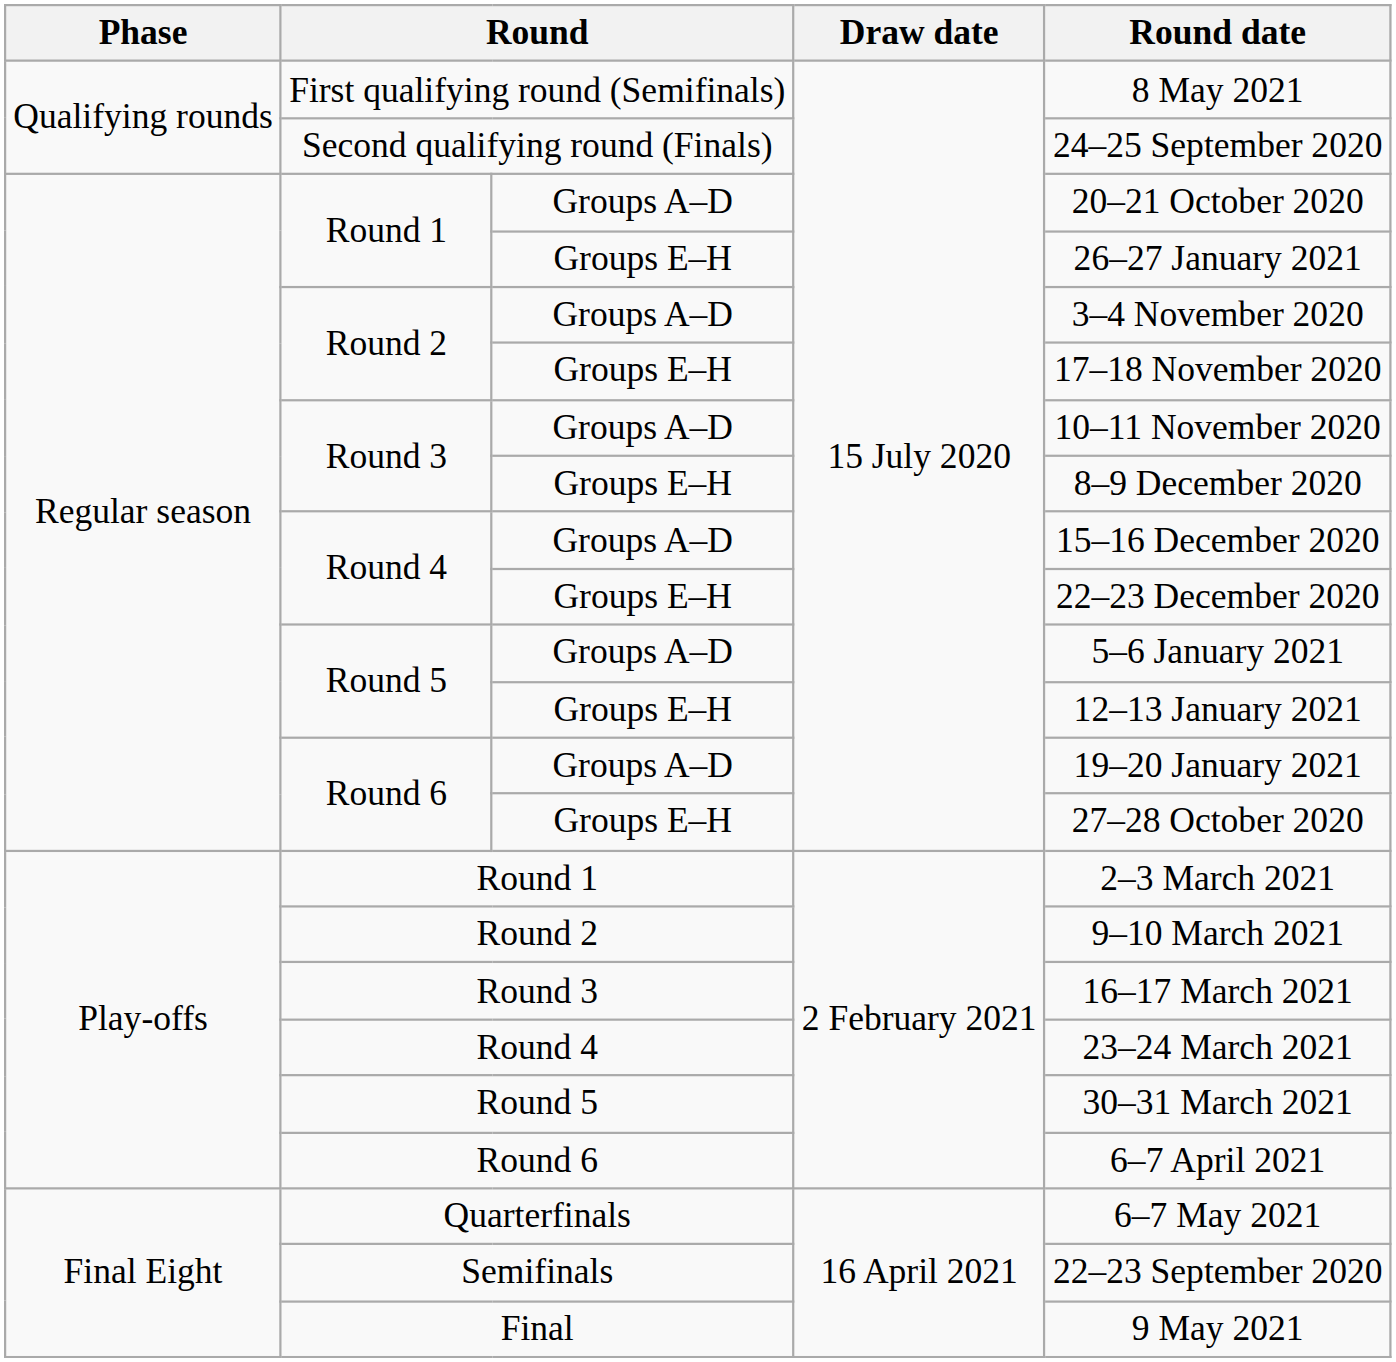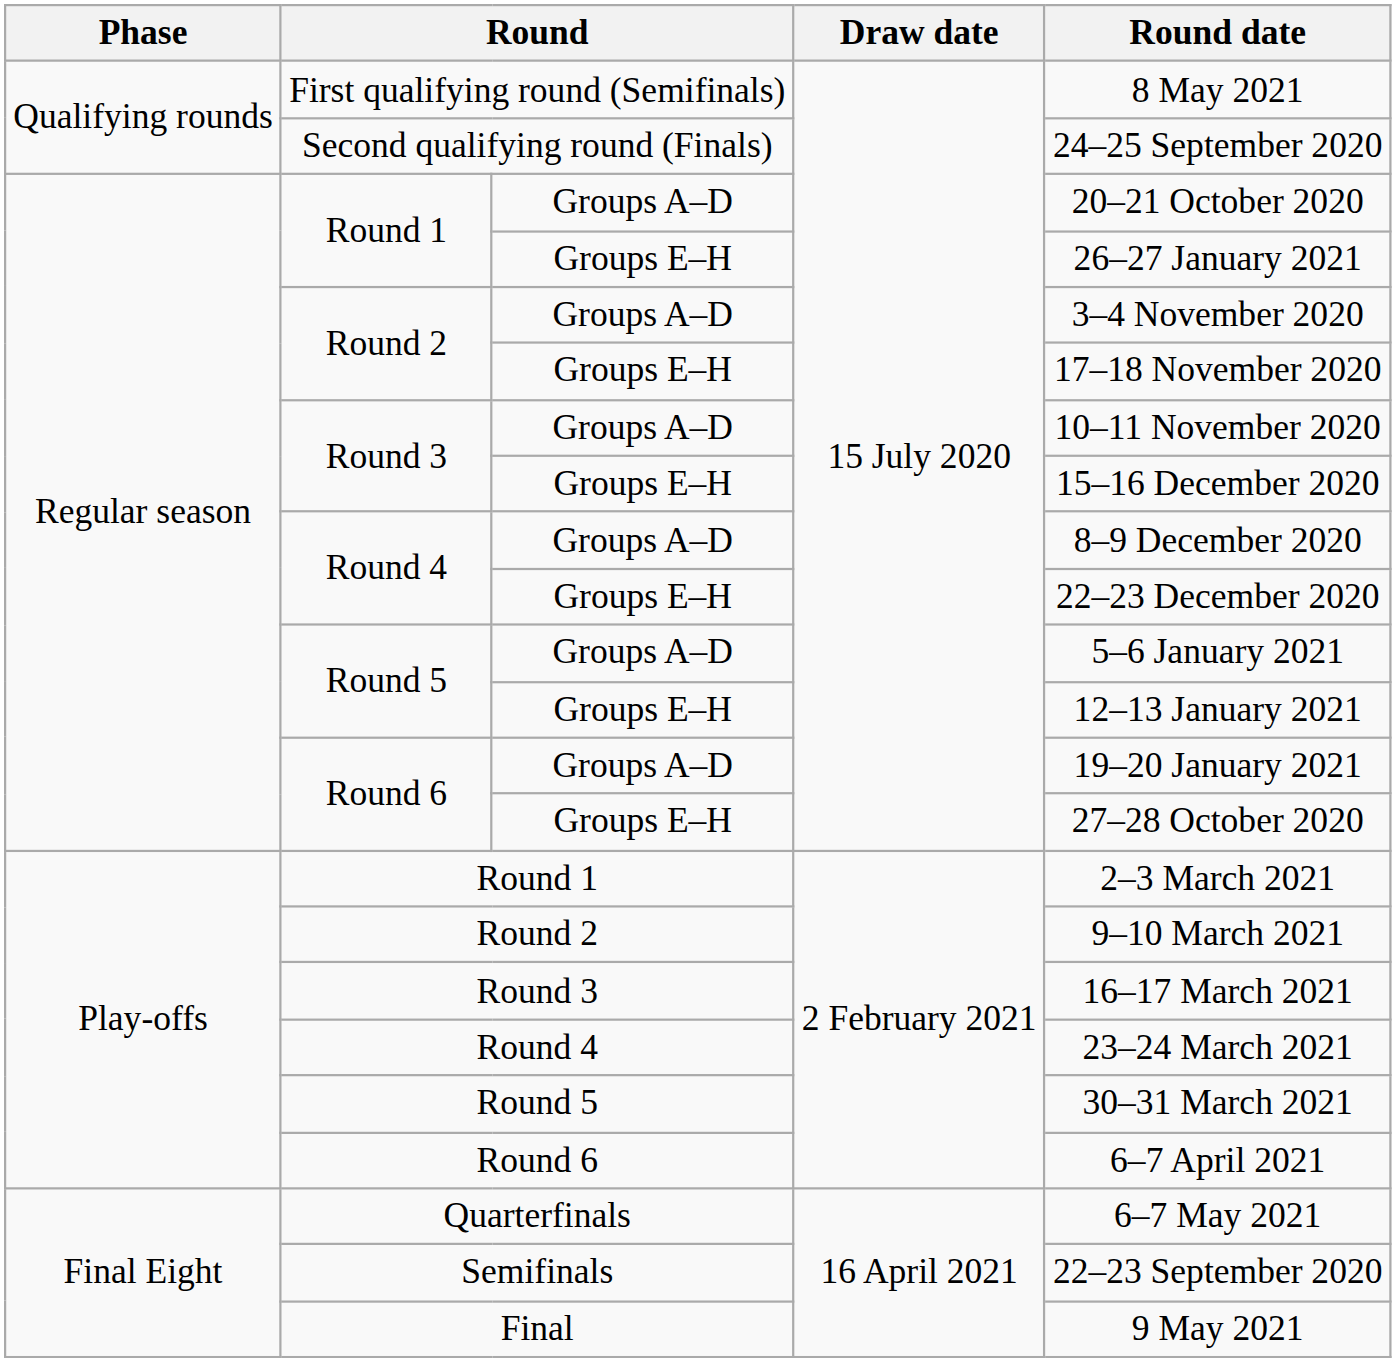(1218, 483) 8–9 December 2020 -> (1218, 483) 15–16 December 2020
(1218, 539) 15–16 December 2020 -> (1218, 539) 8–9 December 2020
